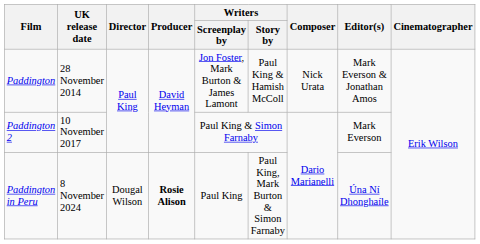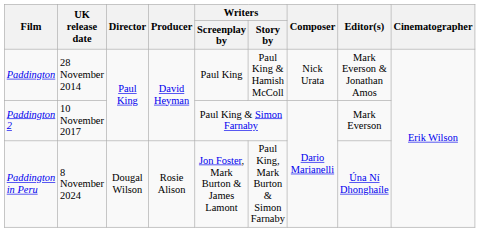(222, 80) Jon Foster, Mark Burton & James Lamont -> (222, 74) Paul King
(172, 195) bold -> (172, 184) normal
(222, 195) Paul King -> (222, 184) Jon Foster, Mark Burton & James Lamont
